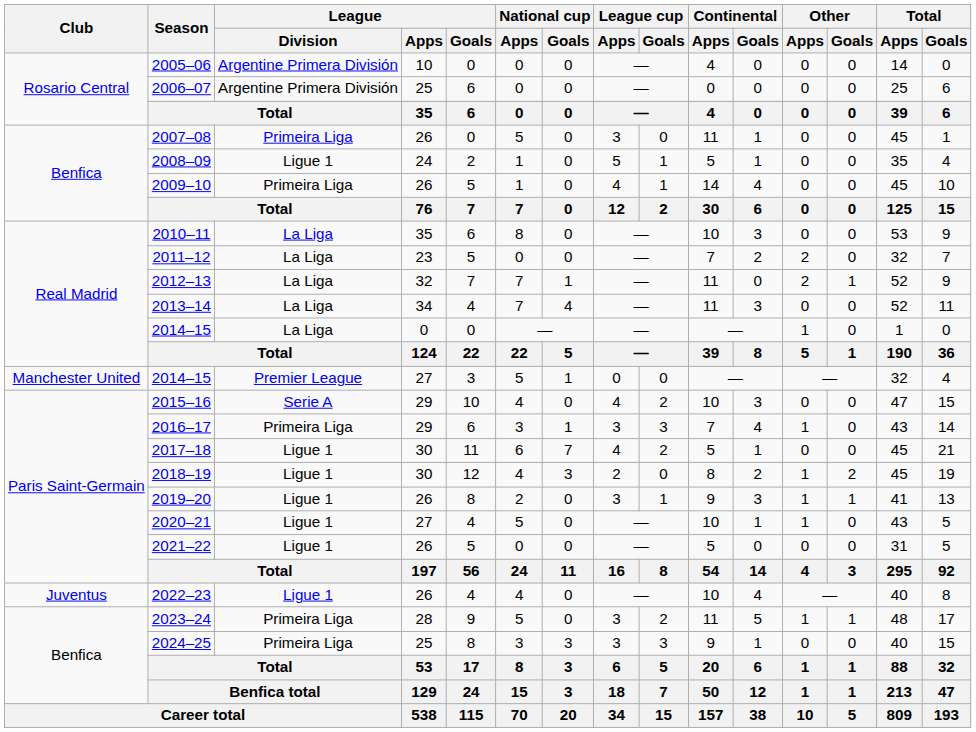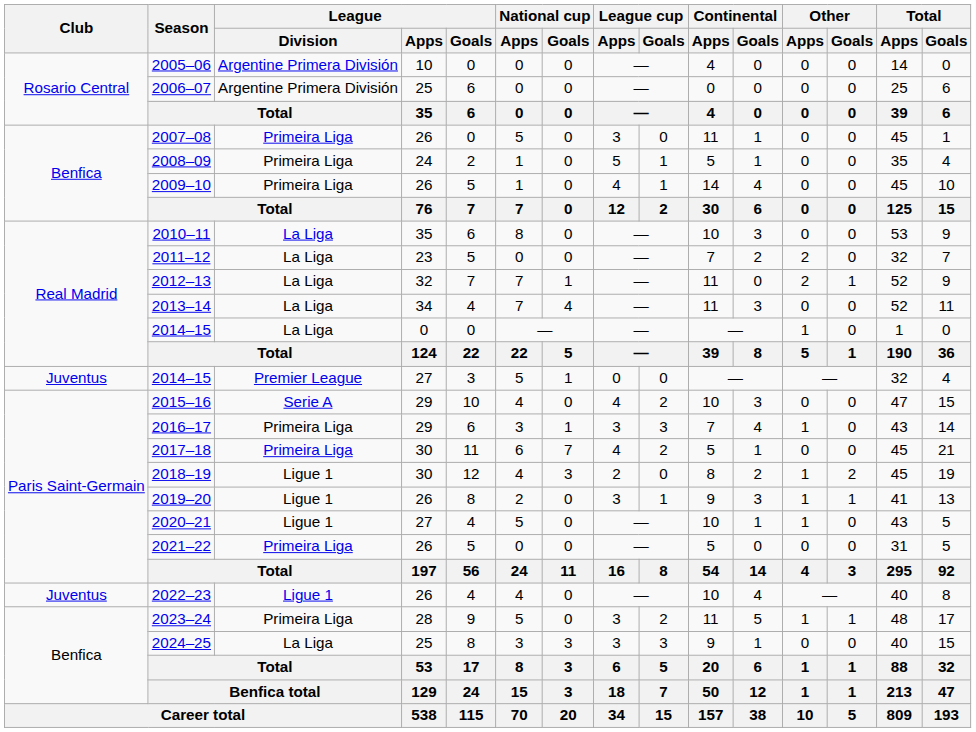(308, 161) Ligue 1 -> (308, 161) Primeira Liga
(76, 378) Manchester United -> (76, 378) Juventus
(308, 450) Ligue 1 -> (308, 450) Primeira Liga
(308, 546) Ligue 1 -> (308, 546) Primeira Liga
(308, 643) Primeira Liga -> (308, 643) La Liga
